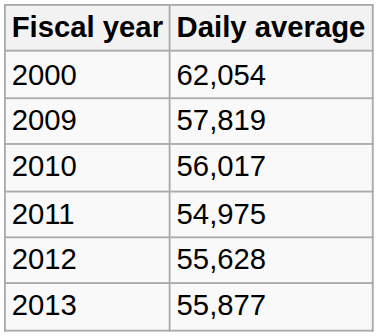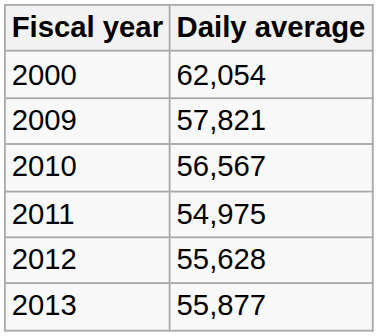(221, 120) 57,819 -> (221, 120) 57,821
(221, 167) 56,017 -> (221, 167) 56,567
